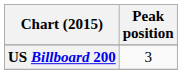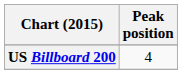(148, 57) 3 -> (148, 57) 4
